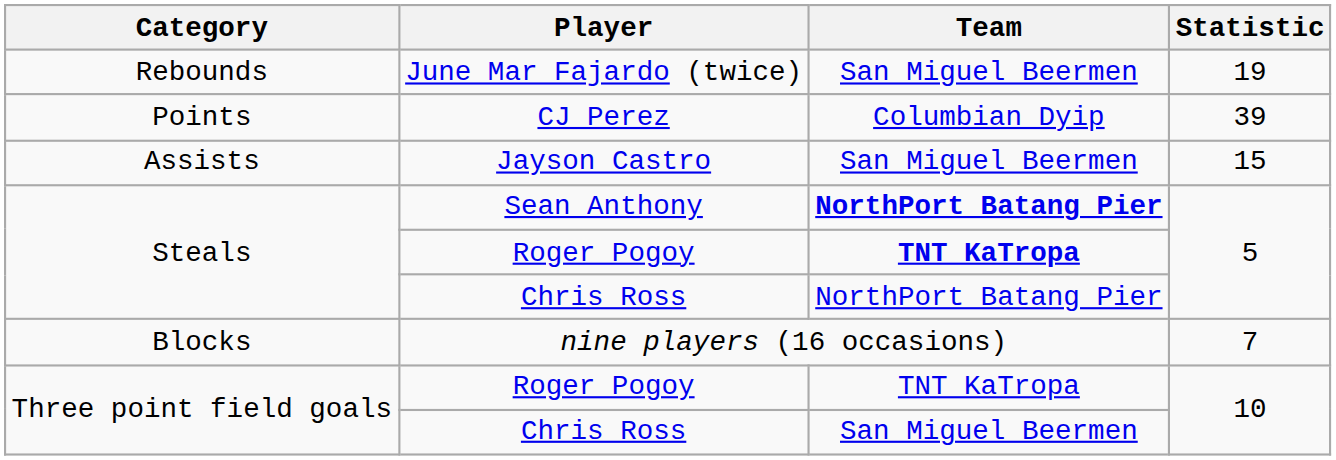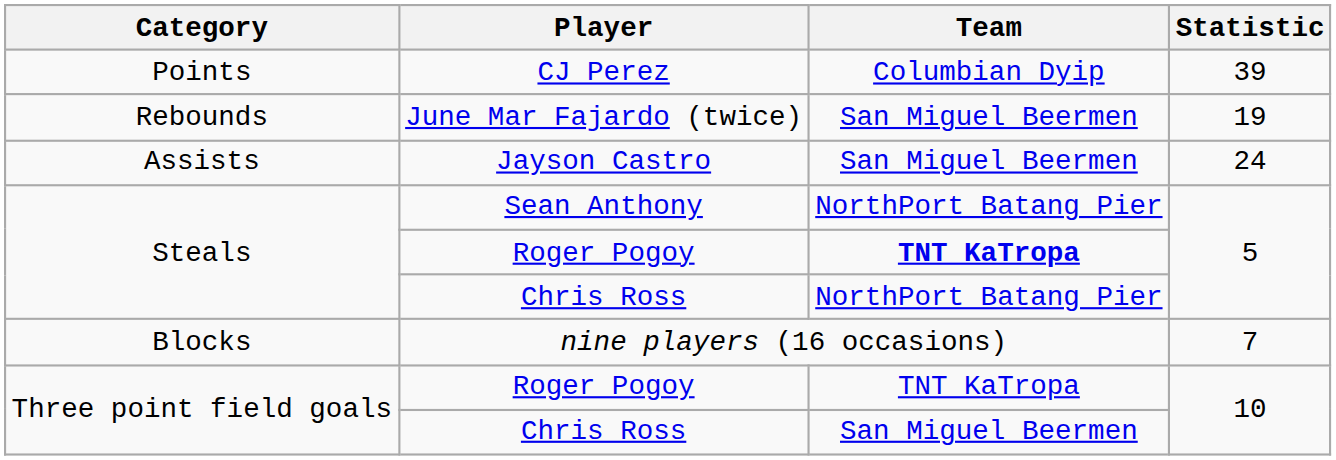rows swapped: (202, 117) <-> (202, 72)
(1250, 162) 15 -> (1250, 162) 24
(989, 207) bold -> (989, 207) normal
